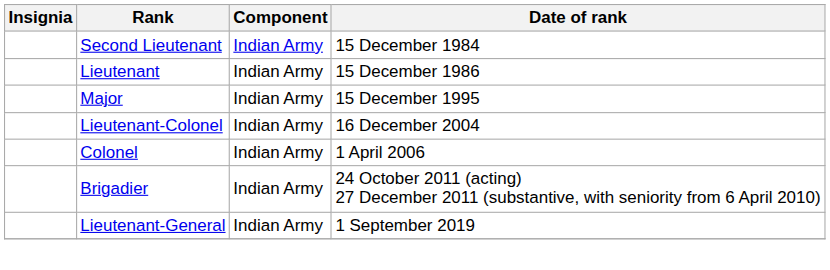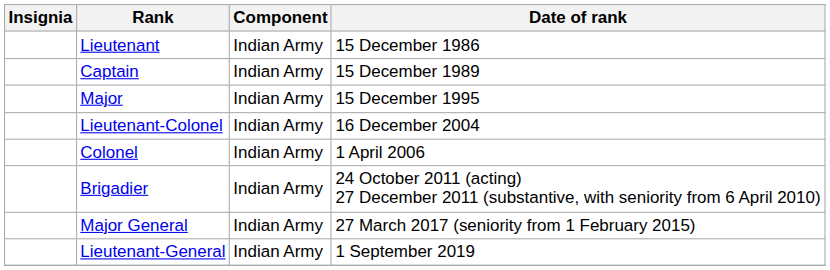- row: (151, 44)
+ row: (110, 71)
+ row: (134, 225)
